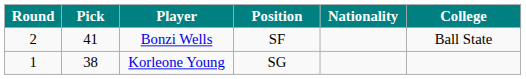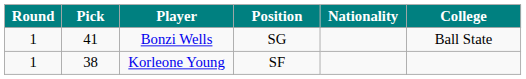(33, 39) 2 -> (33, 39) 1
(277, 39) SF -> (277, 39) SG
(277, 62) SG -> (277, 62) SF
